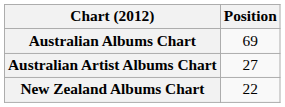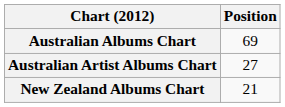(250, 89) 22 -> (250, 89) 21
